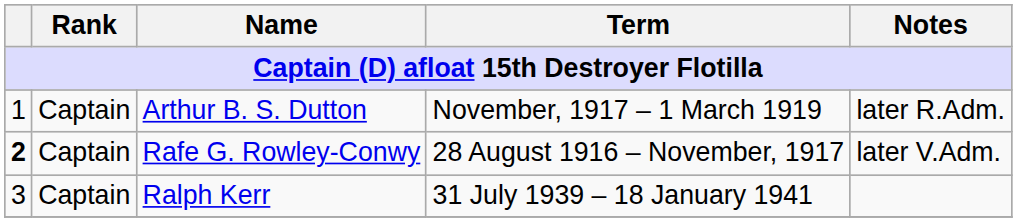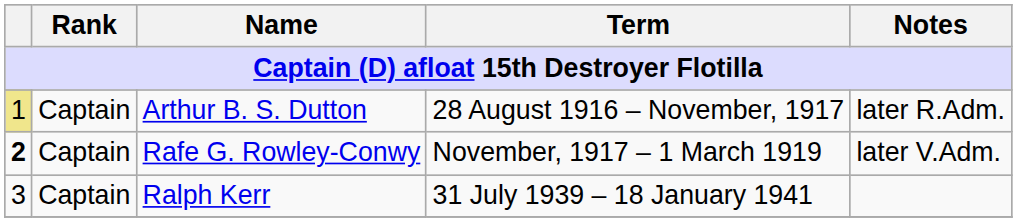(18, 110) no background -> (18, 110) khaki background
(627, 110) November, 1917 – 1 March 1919 -> (638, 110) 28 August 1916 – November, 1917
(638, 152) 28 August 1916 – November, 1917 -> (627, 152) November, 1917 – 1 March 1919
